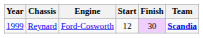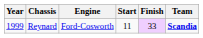(127, 26) 12 -> (127, 26) 11
(152, 26) 30 -> (152, 26) 33
